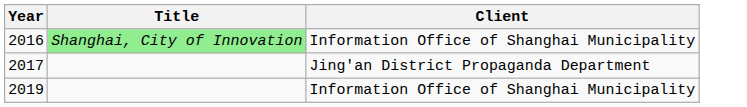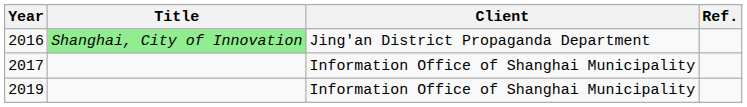+ column: (720, 17)
(502, 41) Information Office of Shanghai Municipality -> (480, 41) Jing'an District Propaganda Department
(480, 65) Jing'an District Propaganda Department -> (502, 65) Information Office of Shanghai Municipality
